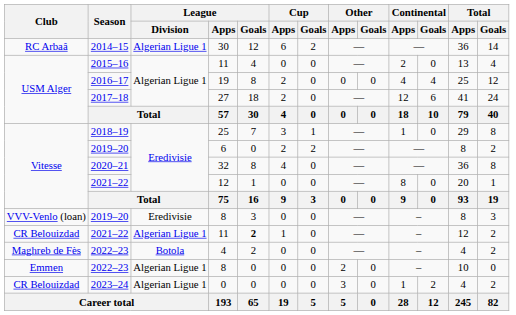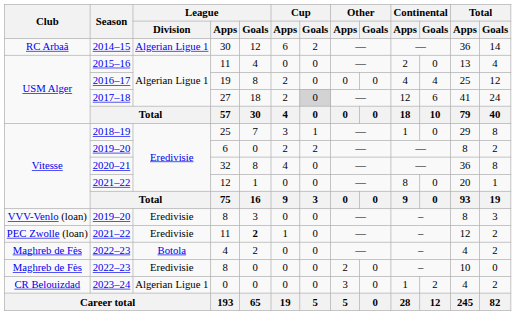(313, 98) no background -> (315, 98) lightgrey background
(46, 234) CR Belouizdad -> (47, 234) PEC Zwolle (loan)
(170, 234) Algerian Ligue 1 -> (172, 234) Eredivisie
(46, 268) Emmen -> (47, 268) Maghreb de Fès
(170, 268) Algerian Ligue 1 -> (172, 268) Eredivisie
